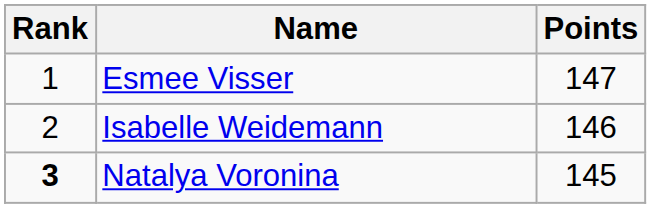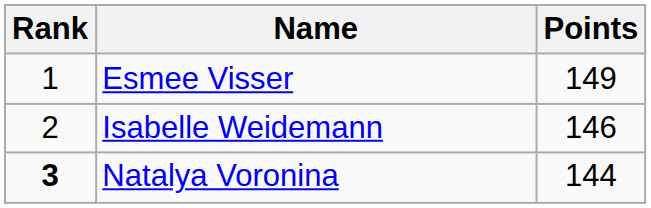(591, 78) 147 -> (591, 78) 149
(591, 176) 145 -> (591, 176) 144
